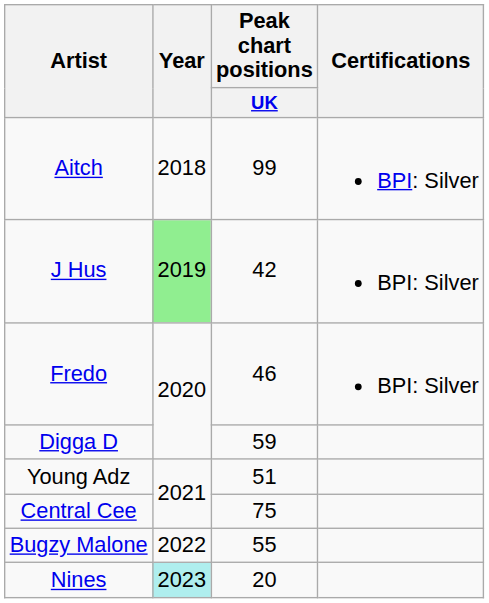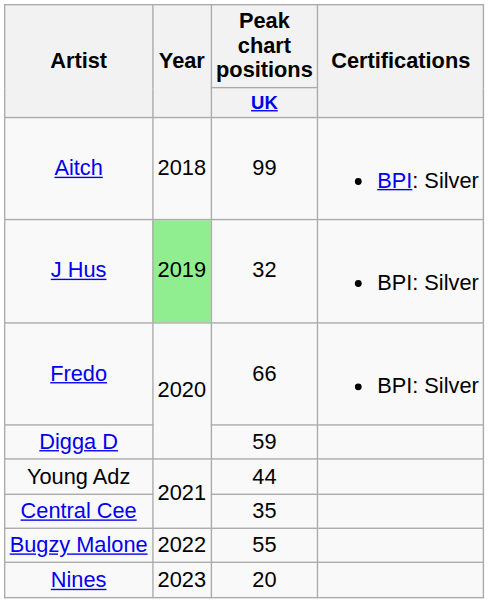(264, 270) 42 -> (264, 270) 32
(264, 373) 46 -> (264, 373) 66
(264, 476) 51 -> (264, 476) 44
(264, 510) 75 -> (264, 510) 35
(182, 579) paleturquoise background -> (182, 579) no background
